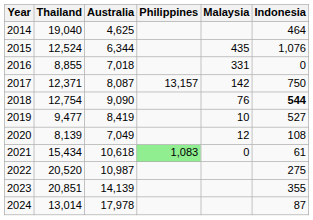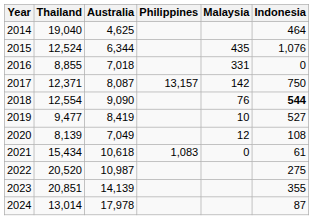(65, 100) 12,754 -> (65, 100) 12,554
(184, 153) lightgreen background -> (184, 153) no background
